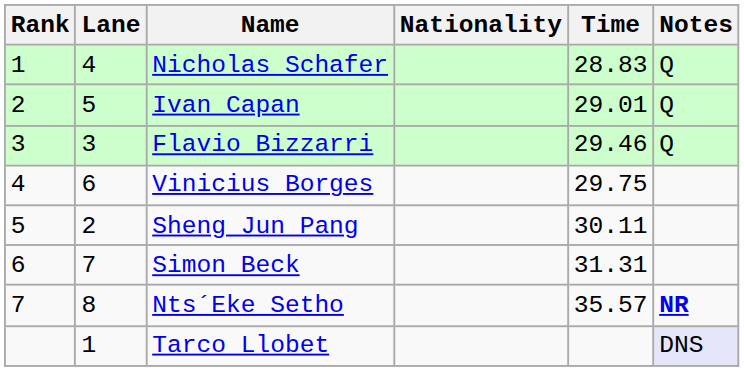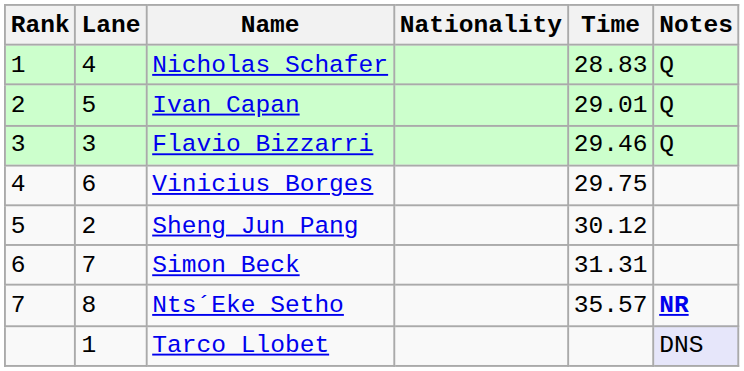(611, 225) 30.11 -> (611, 225) 30.12
